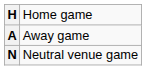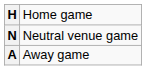rows swapped: (12, 35) <-> (12, 55)
